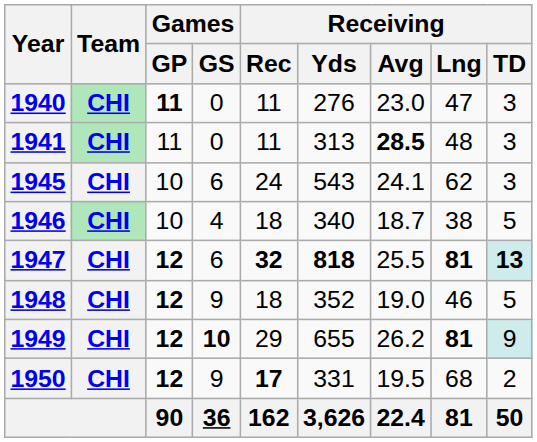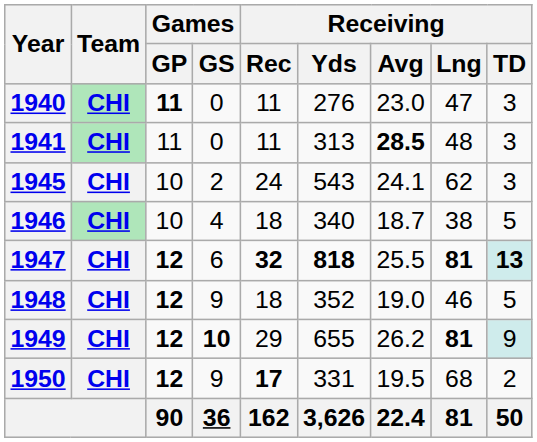(217, 181) 6 -> (217, 181) 2
